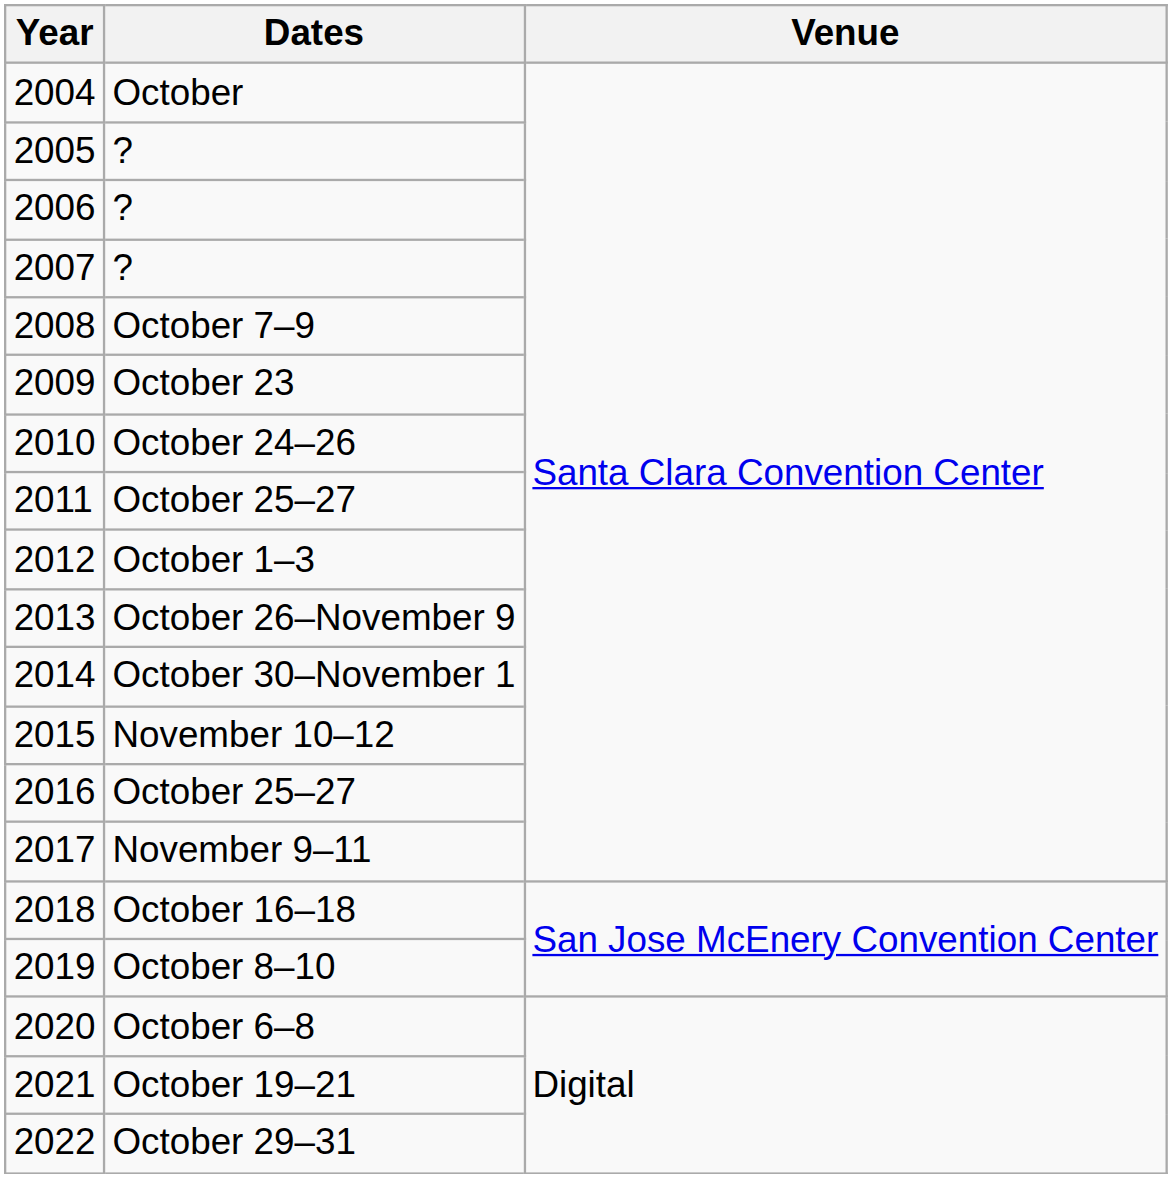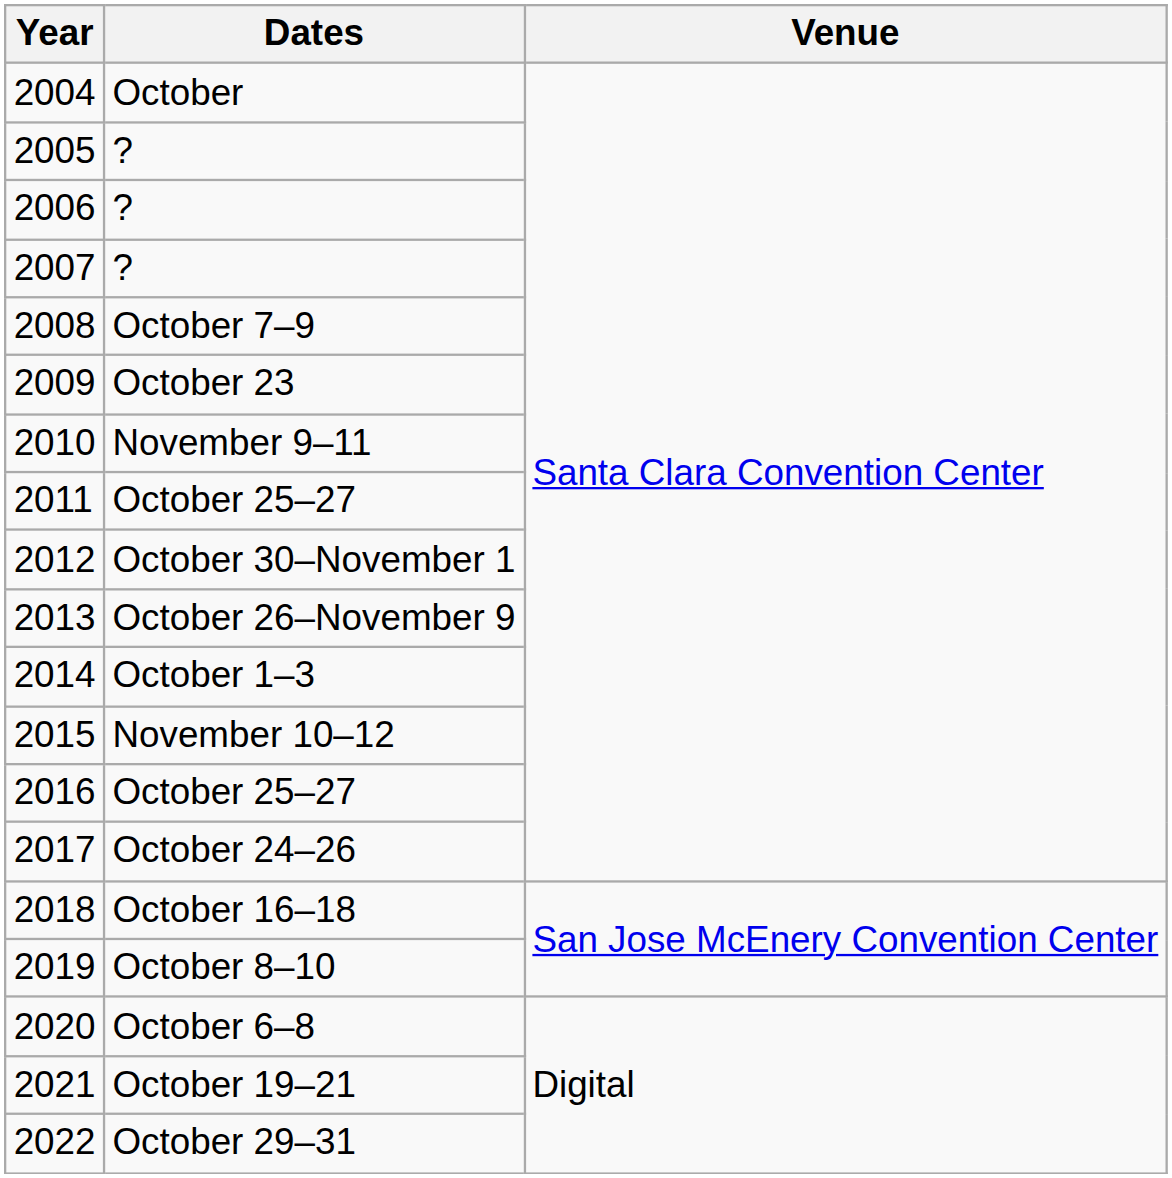(234, 442) October 24–26 -> (242, 442) November 9–11
(214, 558) October 1–3 -> (314, 558) October 30–November 1
(314, 675) October 30–November 1 -> (214, 675) October 1–3
(242, 850) November 9–11 -> (234, 850) October 24–26
